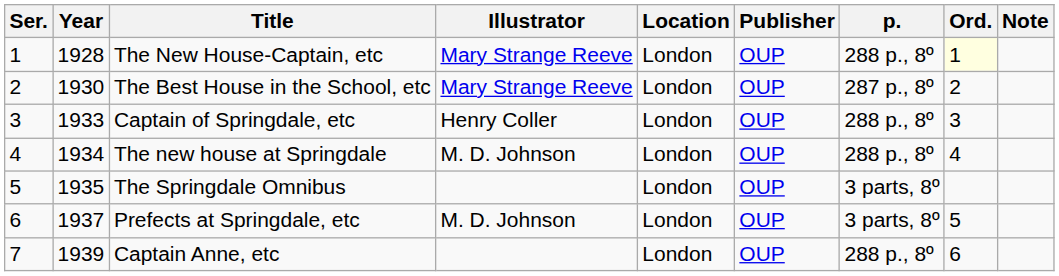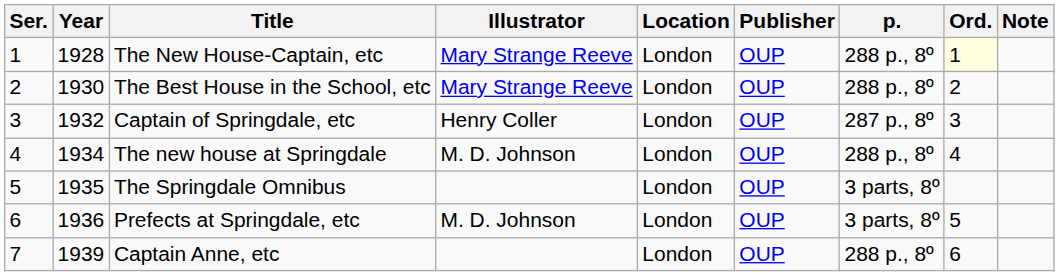(889, 87) 287 p., 8º -> (889, 87) 288 p., 8º
(81, 120) 1933 -> (81, 120) 1932
(889, 120) 288 p., 8º -> (889, 120) 287 p., 8º
(81, 220) 1937 -> (81, 220) 1936
